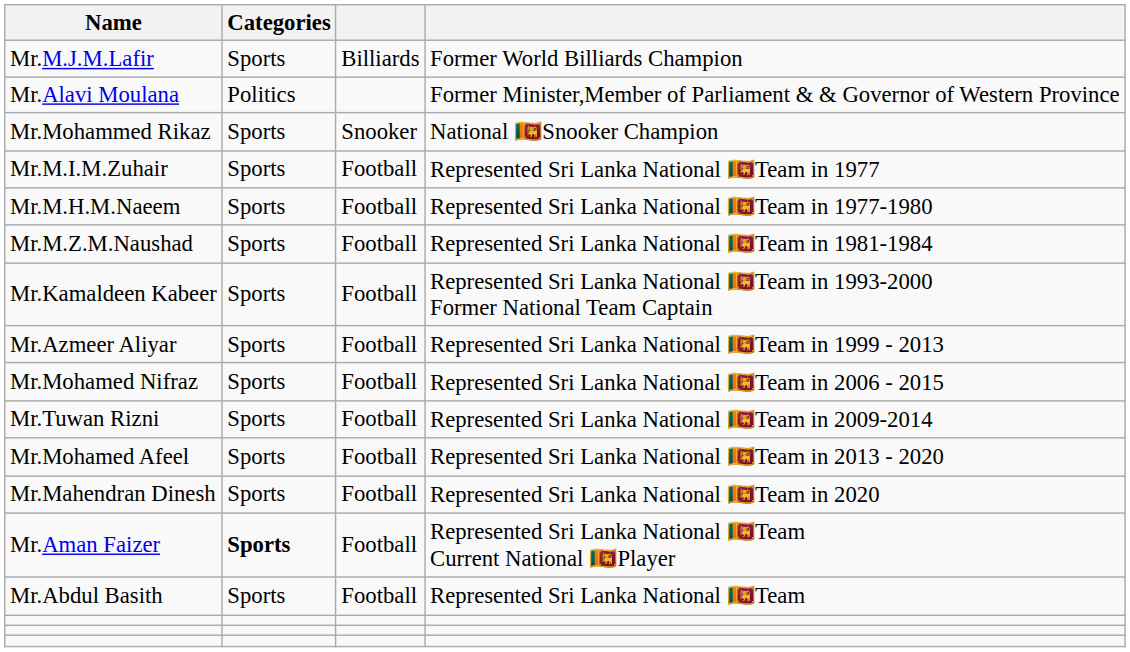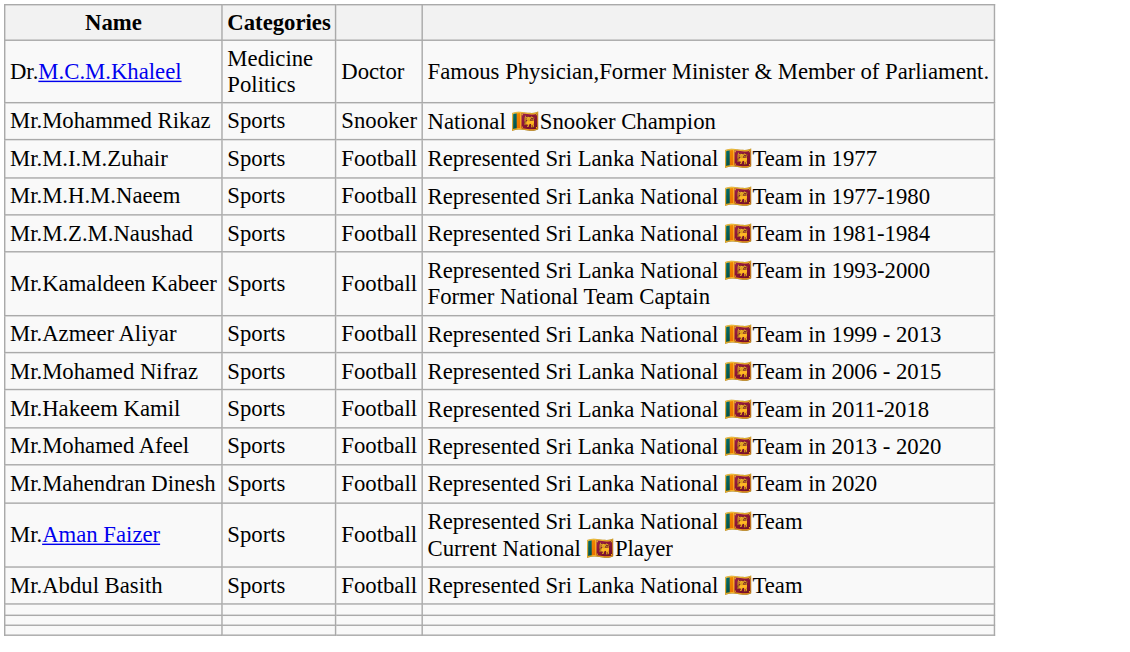+ row: (96, 71)
- row: (82, 58)
- row: (95, 94)
- row: (85, 419)
+ row: (95, 408)
(259, 544) bold -> (256, 534) normal
